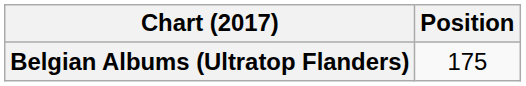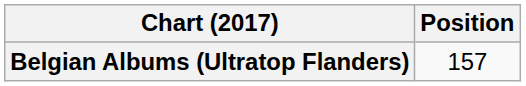(467, 61) 175 -> (467, 61) 157
